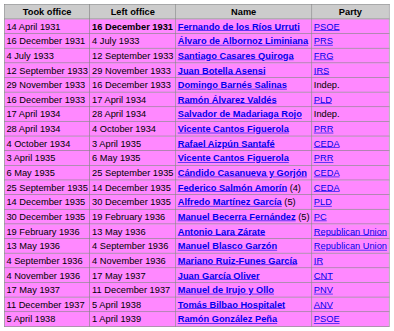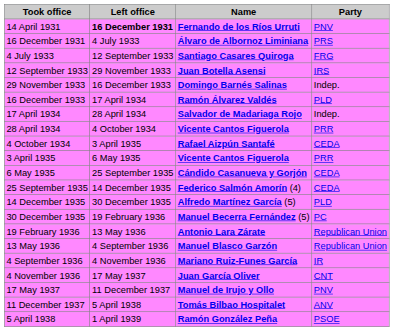(327, 26) PSOE -> (323, 26) PNV
